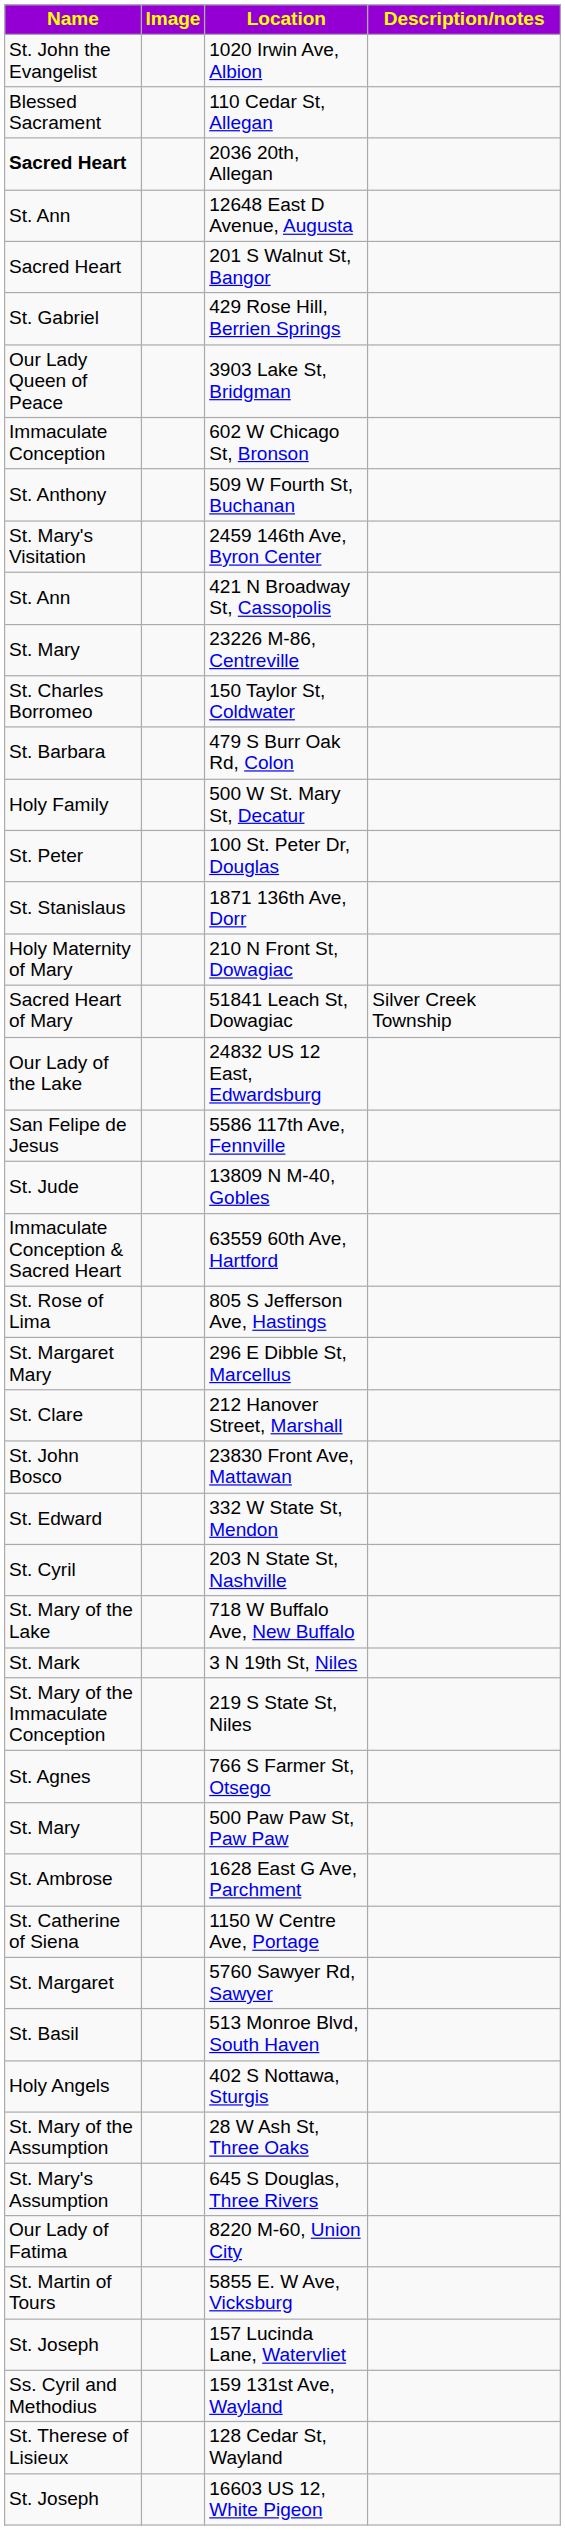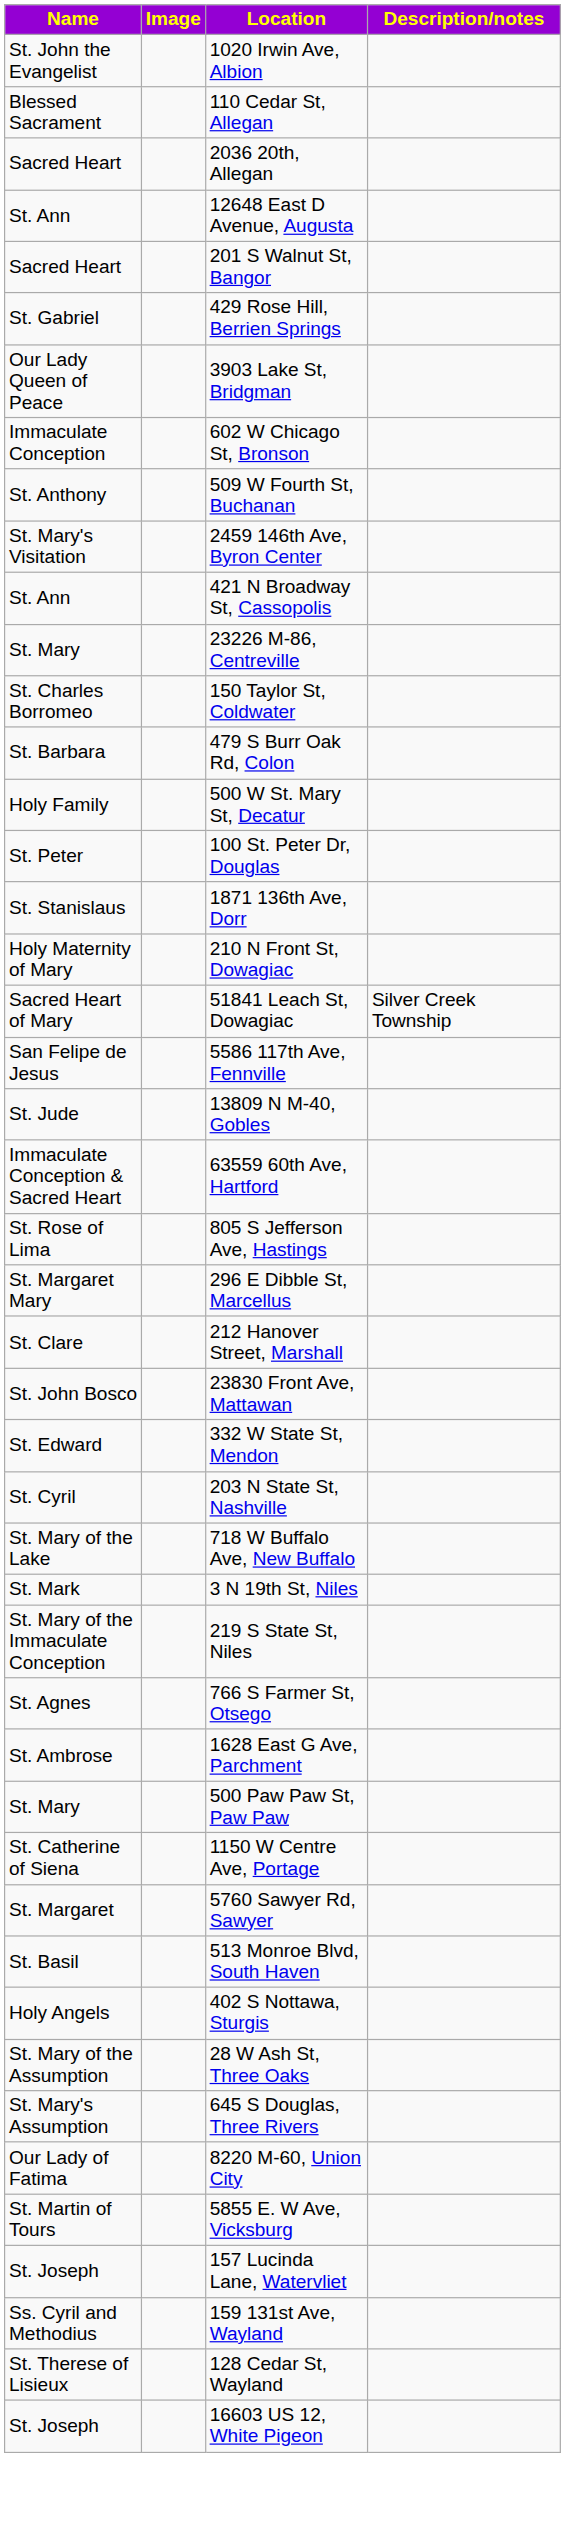(68, 163) bold -> (65, 163) normal
- row: (265, 1073)
rows swapped: (283, 1879) <-> (282, 1828)
